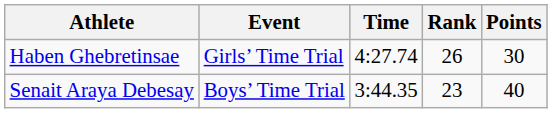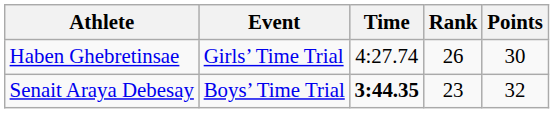(386, 90) normal -> (387, 90) bold
(514, 90) 40 -> (515, 90) 32
